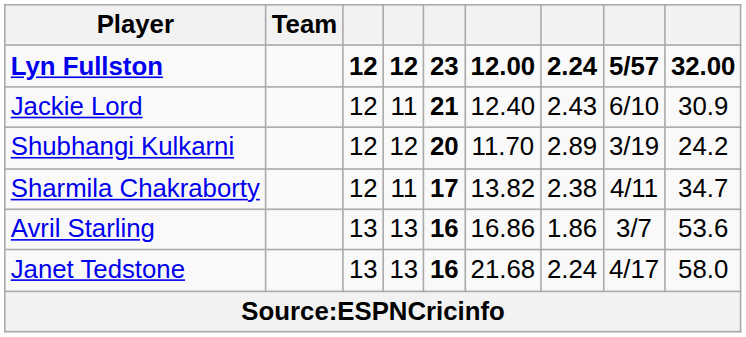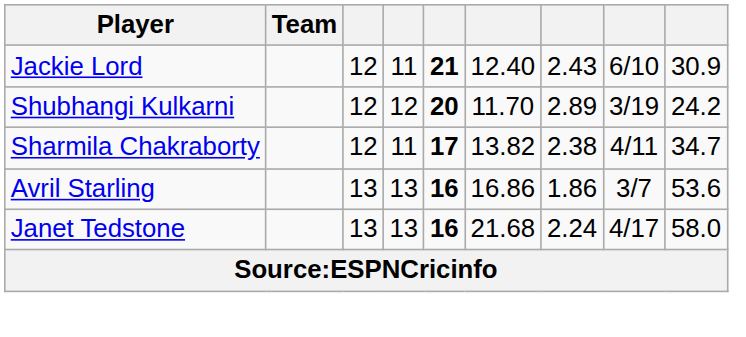- row: (87, 65)
